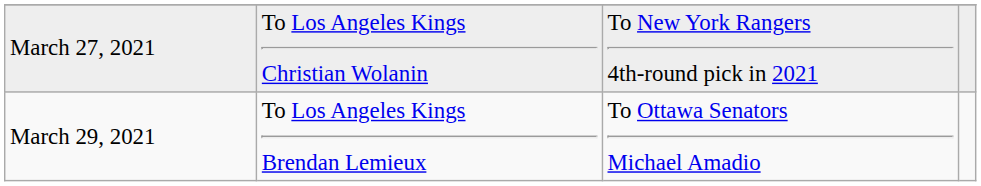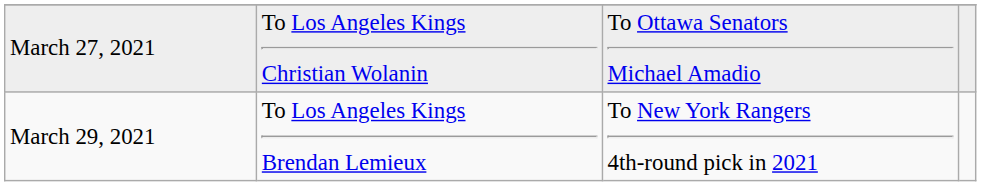(780, 48) To New York Rangers 4th-round pick in 2021 -> (780, 48) To Ottawa Senators Michael Amadio
(780, 136) To Ottawa Senators Michael Amadio -> (780, 136) To New York Rangers 4th-round pick in 2021
